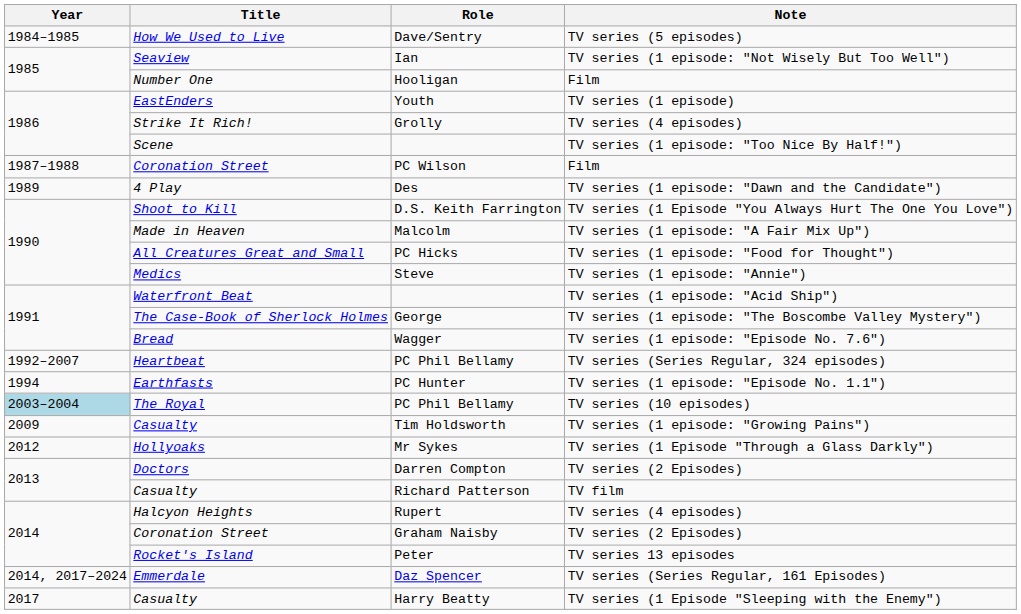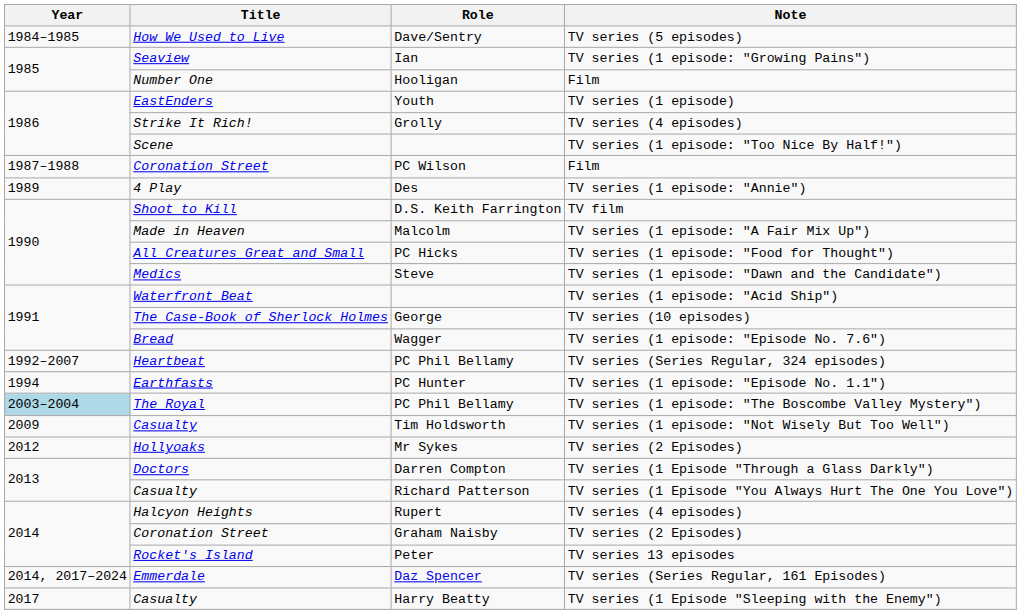(759, 59) TV series (1 episode: "Not Wisely But Too Well") -> (719, 59) TV series (1 episode: "Growing Pains")
(755, 188) TV series (1 episode: "Dawn and the Candidate") -> (687, 188) TV series (1 episode: "Annie")
(791, 210) TV series (1 Episode "You Always Hurt The One You Love") -> (596, 210) TV film
(687, 275) TV series (1 episode: "Annie") -> (755, 275) TV series (1 episode: "Dawn and the Candidate")
(775, 318) TV series (1 episode: "The Boscombe Valley Mystery") -> (659, 318) TV series (10 episodes)
(659, 404) TV series (10 episodes) -> (775, 404) TV series (1 episode: "The Boscombe Valley Mystery")
(719, 426) TV series (1 episode: "Growing Pains") -> (759, 426) TV series (1 episode: "Not Wisely But Too Well")
(751, 448) TV series (1 Episode "Through a Glass Darkly") -> (655, 448) TV series (2 Episodes)
(655, 469) TV series (2 Episodes) -> (751, 469) TV series (1 Episode "Through a Glass Darkly")
(596, 491) TV film -> (791, 491) TV series (1 Episode "You Always Hurt The One You Love")
